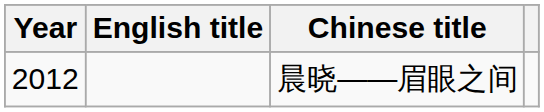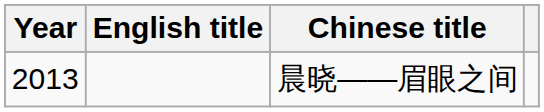(45, 78) 2012 -> (45, 78) 2013
